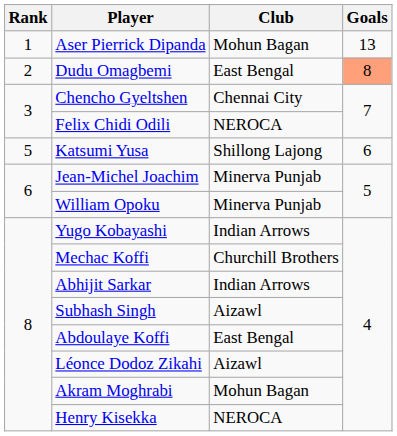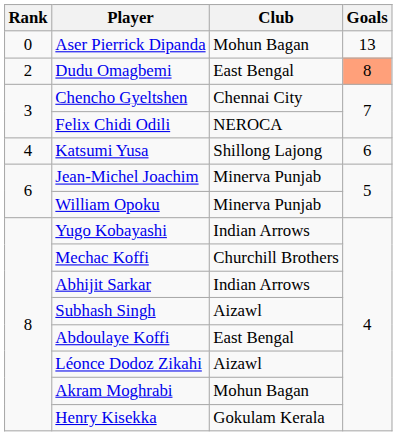(28, 44) 1 -> (28, 44) 0
(28, 151) 5 -> (28, 151) 4
(248, 417) NEROCA -> (269, 417) Gokulam Kerala
